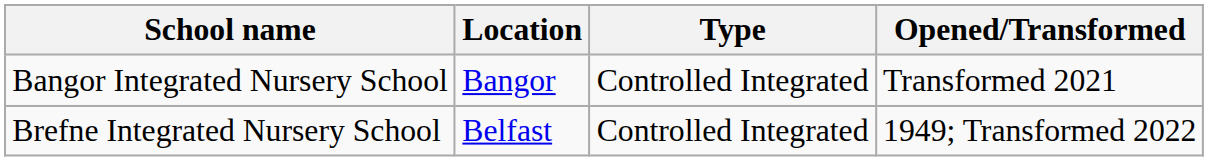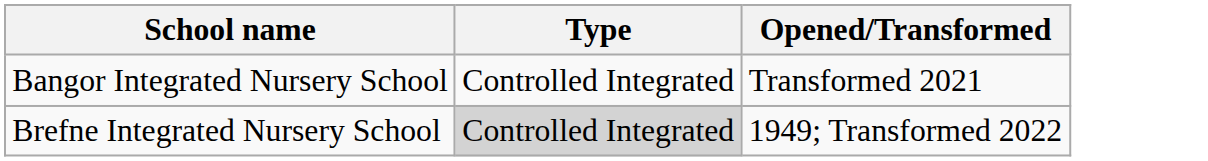- column: (522, 29)
(733, 130) no background -> (598, 130) lightgrey background
